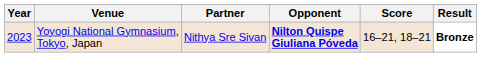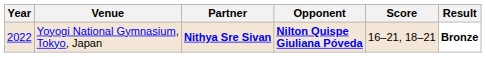(19, 37) 2023 -> (19, 37) 2022
(225, 37) normal -> (228, 37) bold
